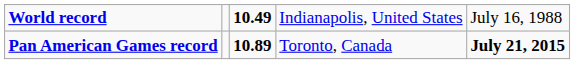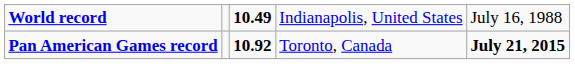(252, 44) 10.89 -> (252, 44) 10.92
